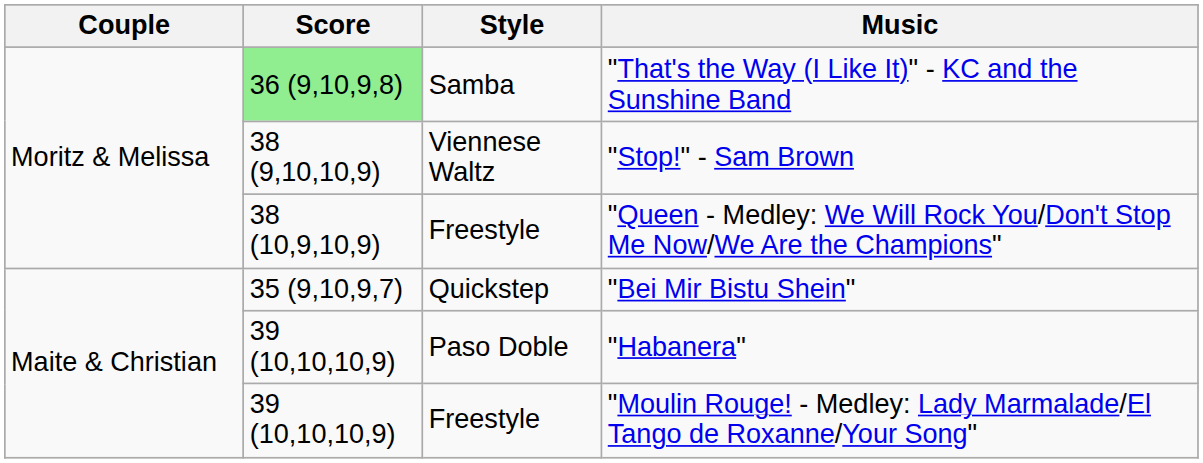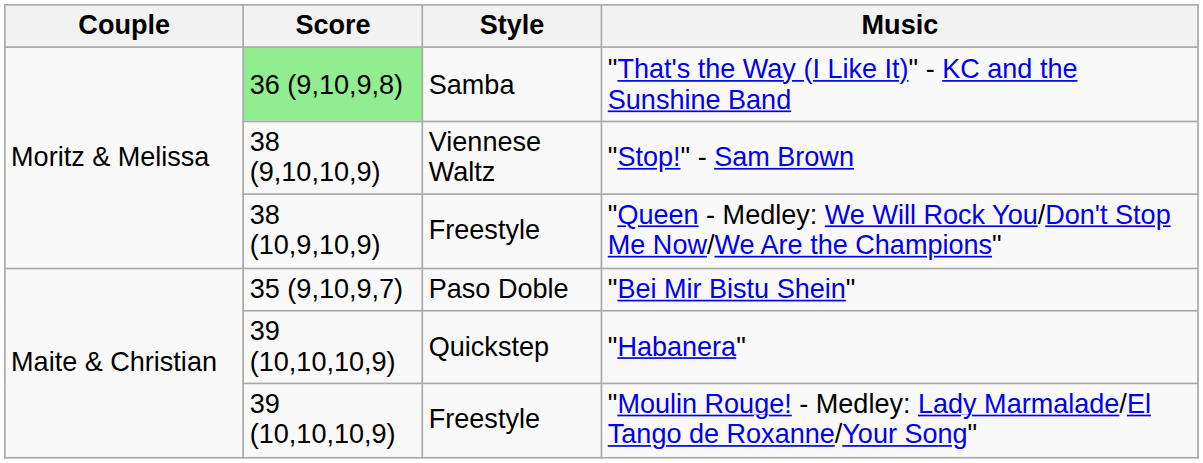(489, 288) Quickstep -> (499, 288) Paso Doble
(499, 346) Paso Doble -> (489, 346) Quickstep
